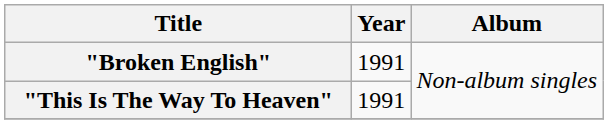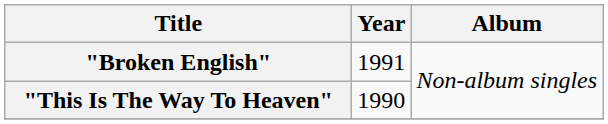(381, 99) 1991 -> (381, 99) 1990
